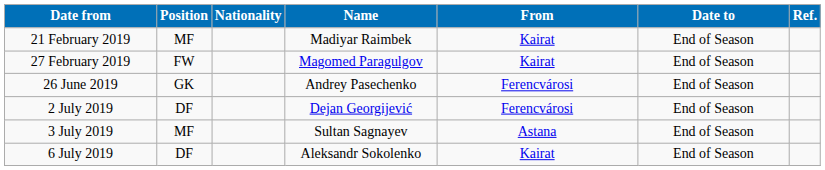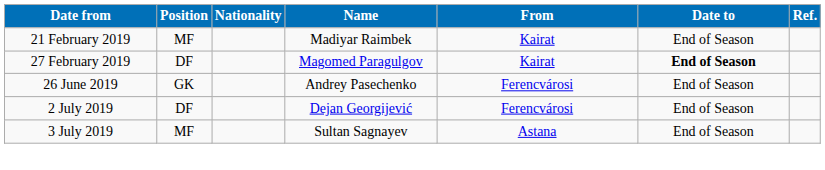(184, 62) FW -> (184, 62) DF
(713, 62) normal -> (713, 62) bold
- row: (81, 154)
